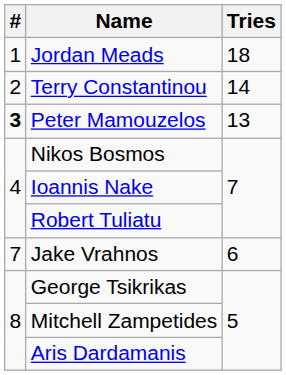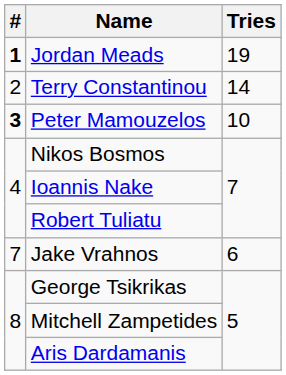(15, 54) normal -> (15, 54) bold
(239, 54) 18 -> (239, 54) 19
(239, 120) 13 -> (239, 120) 10
